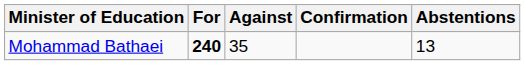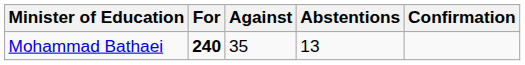columns swapped: (466, 18) <-> (354, 18)
